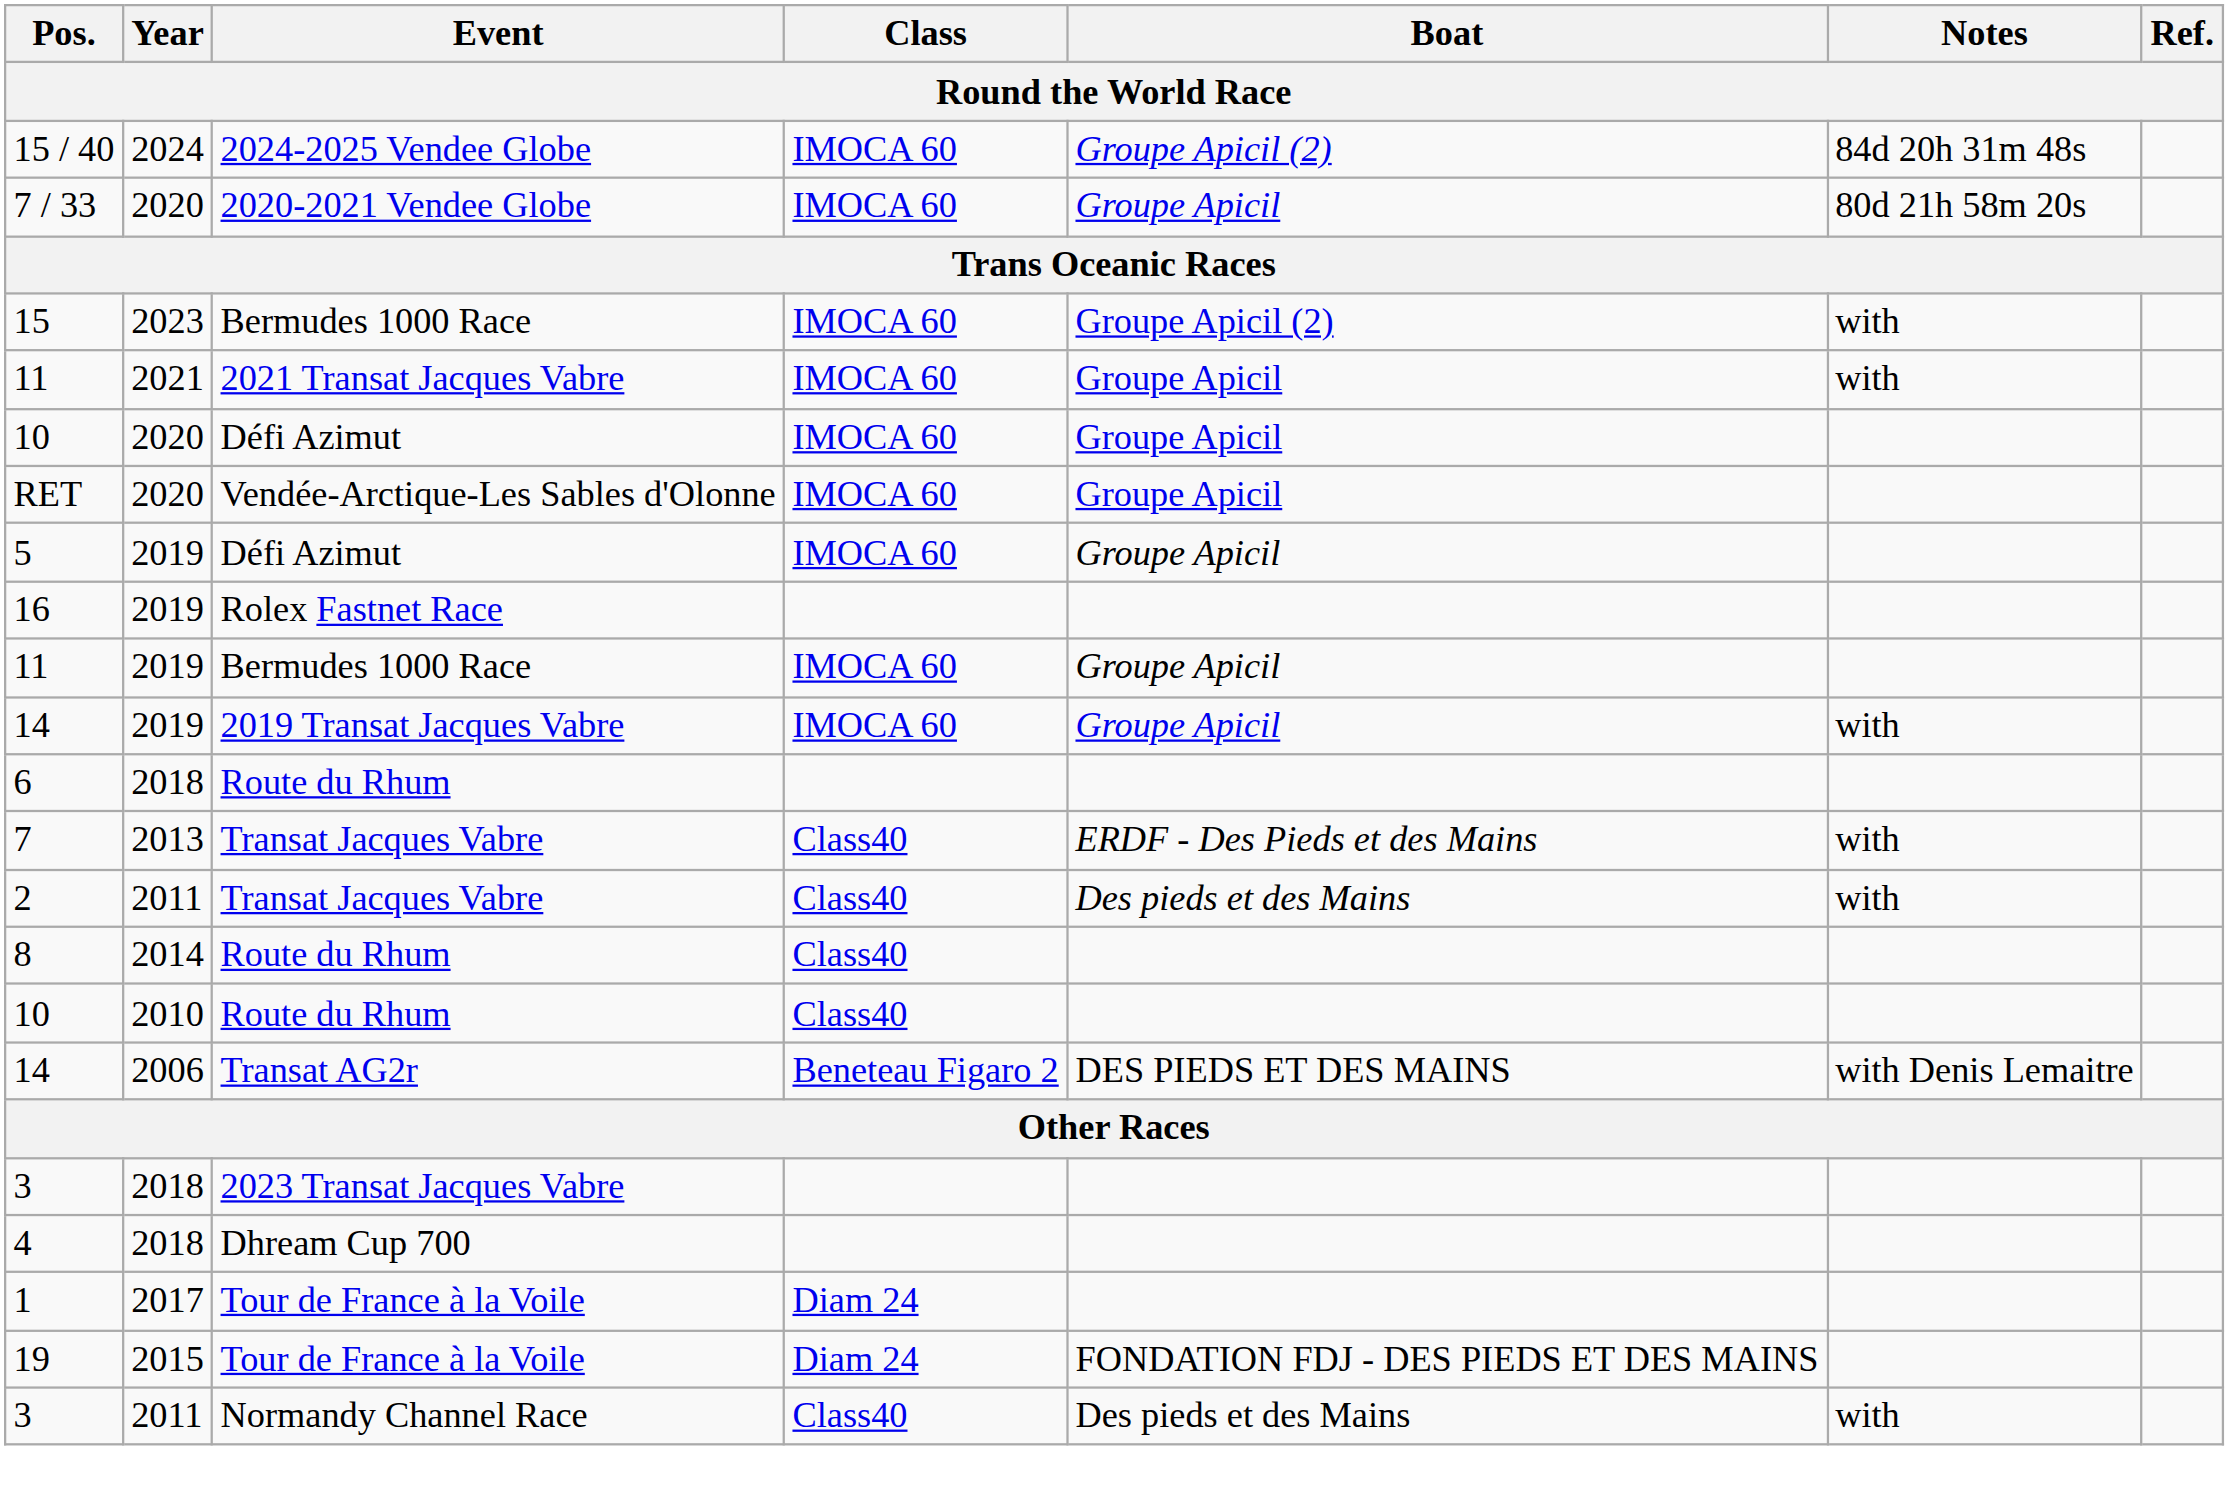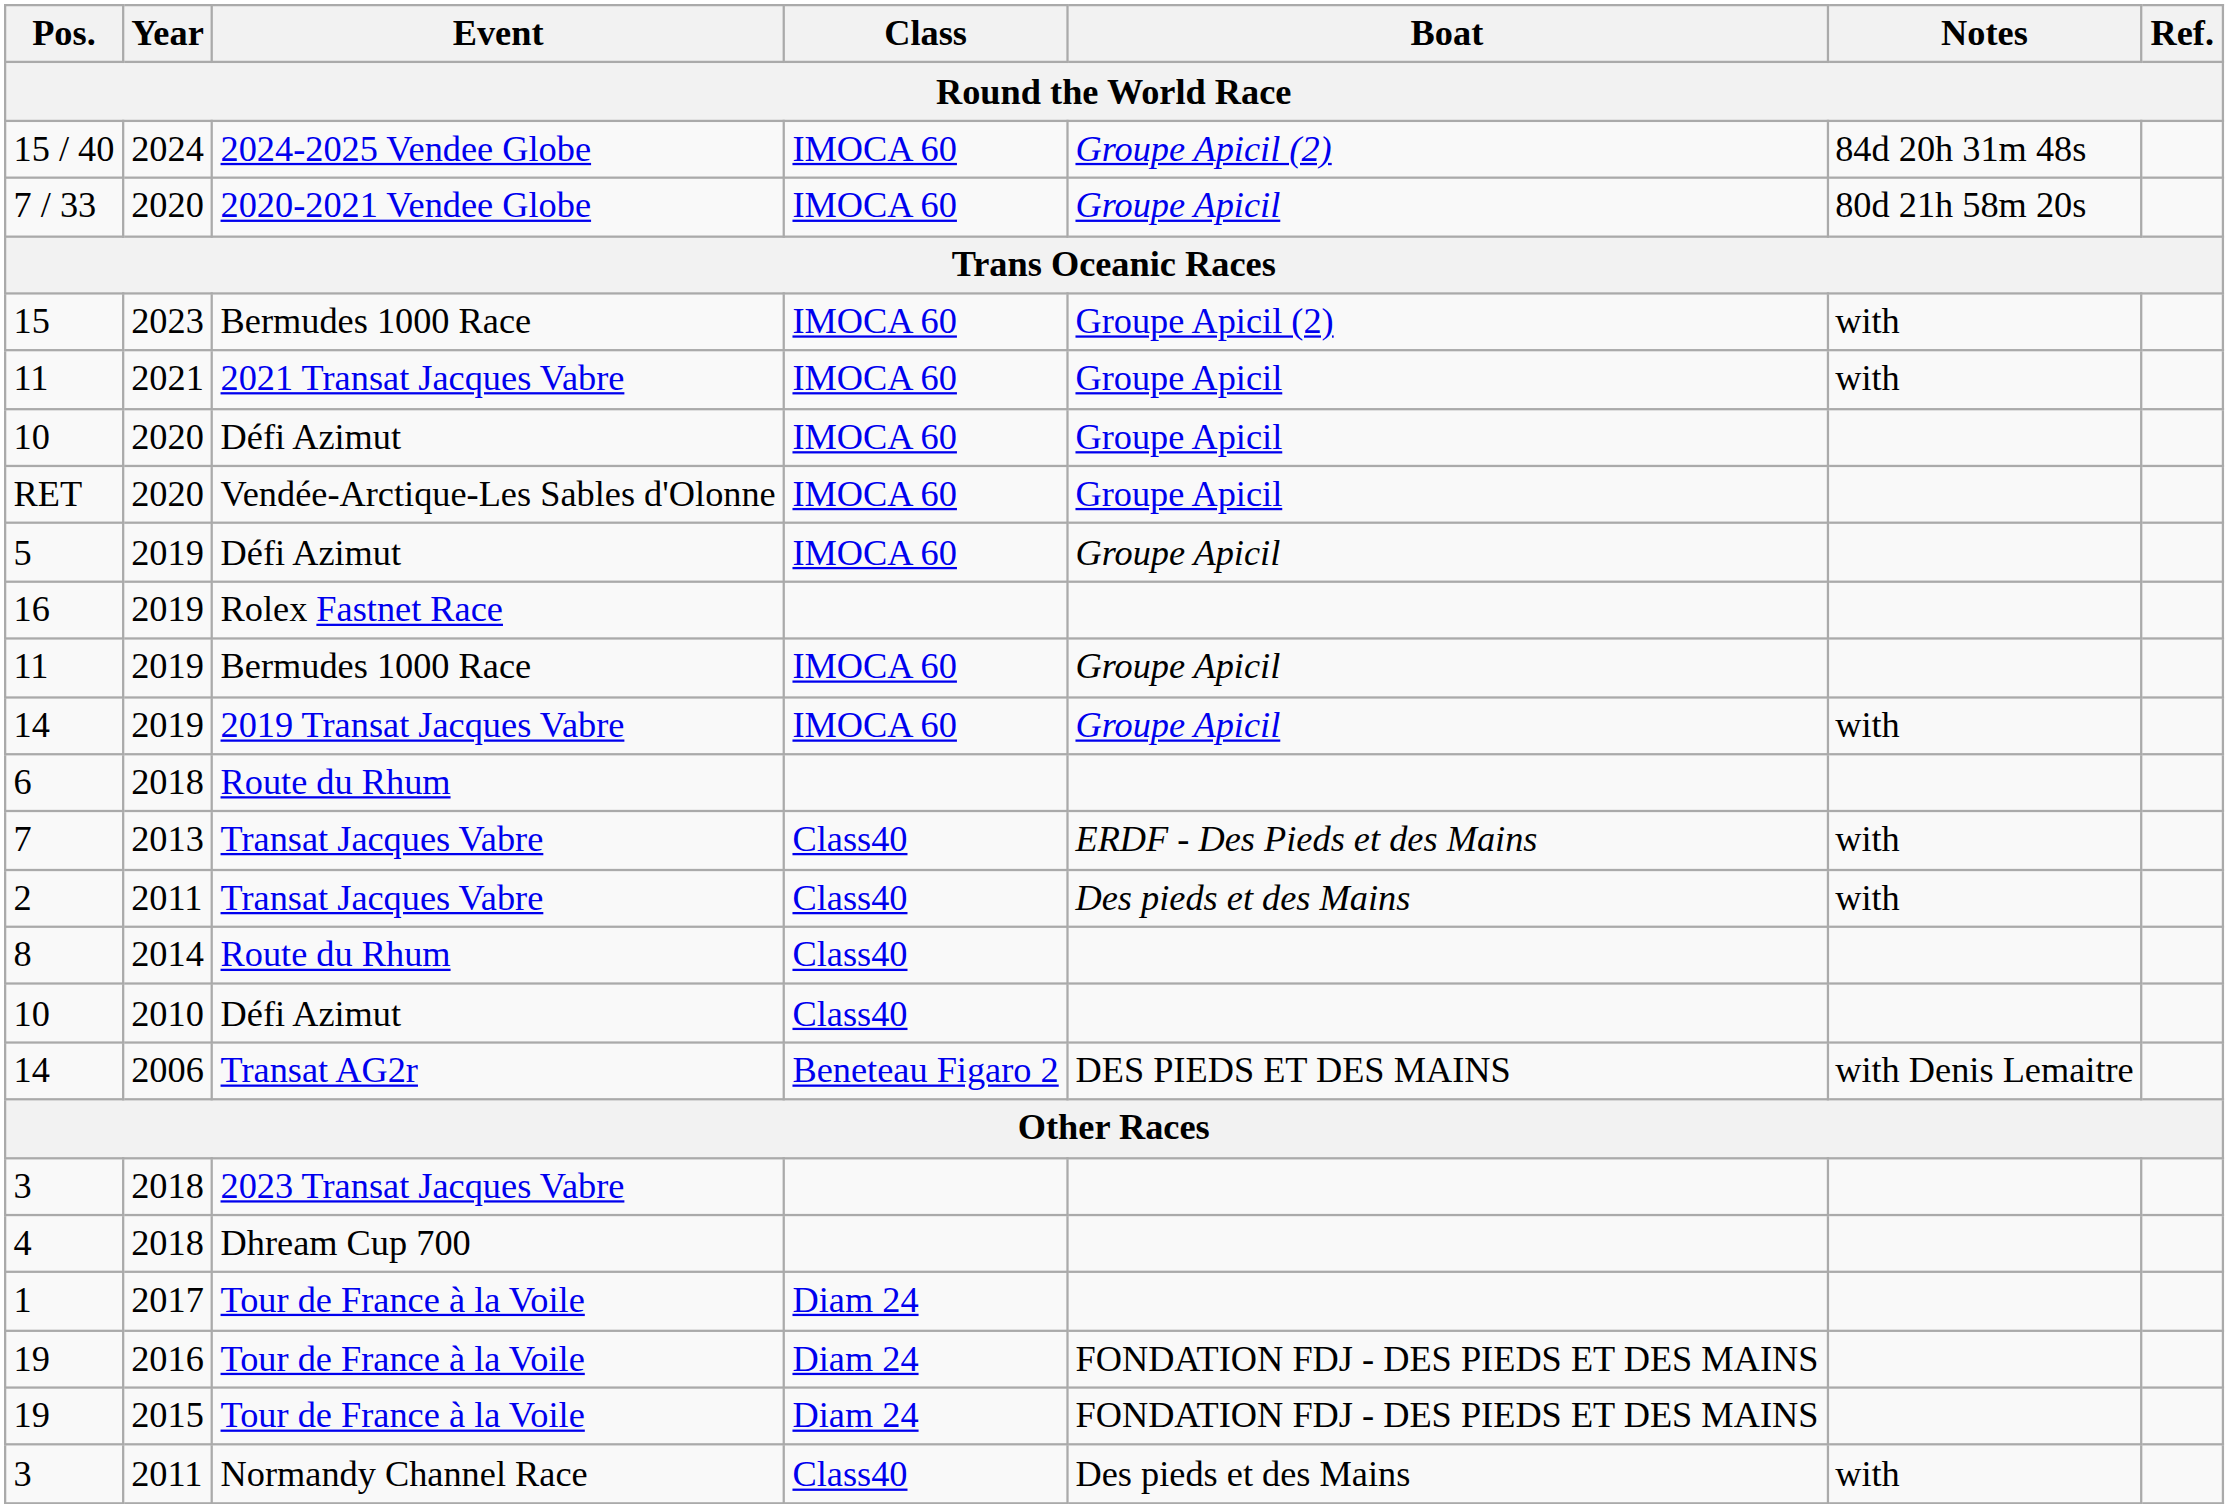(336, 1012) Route du Rhum -> (311, 1012) Défi Azimut
+ row: (32, 1358)
